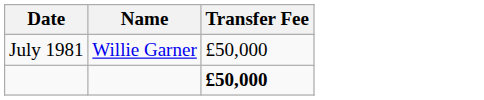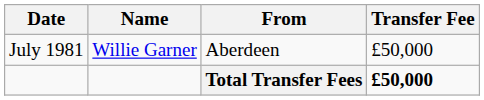+ column: (284, 19)
